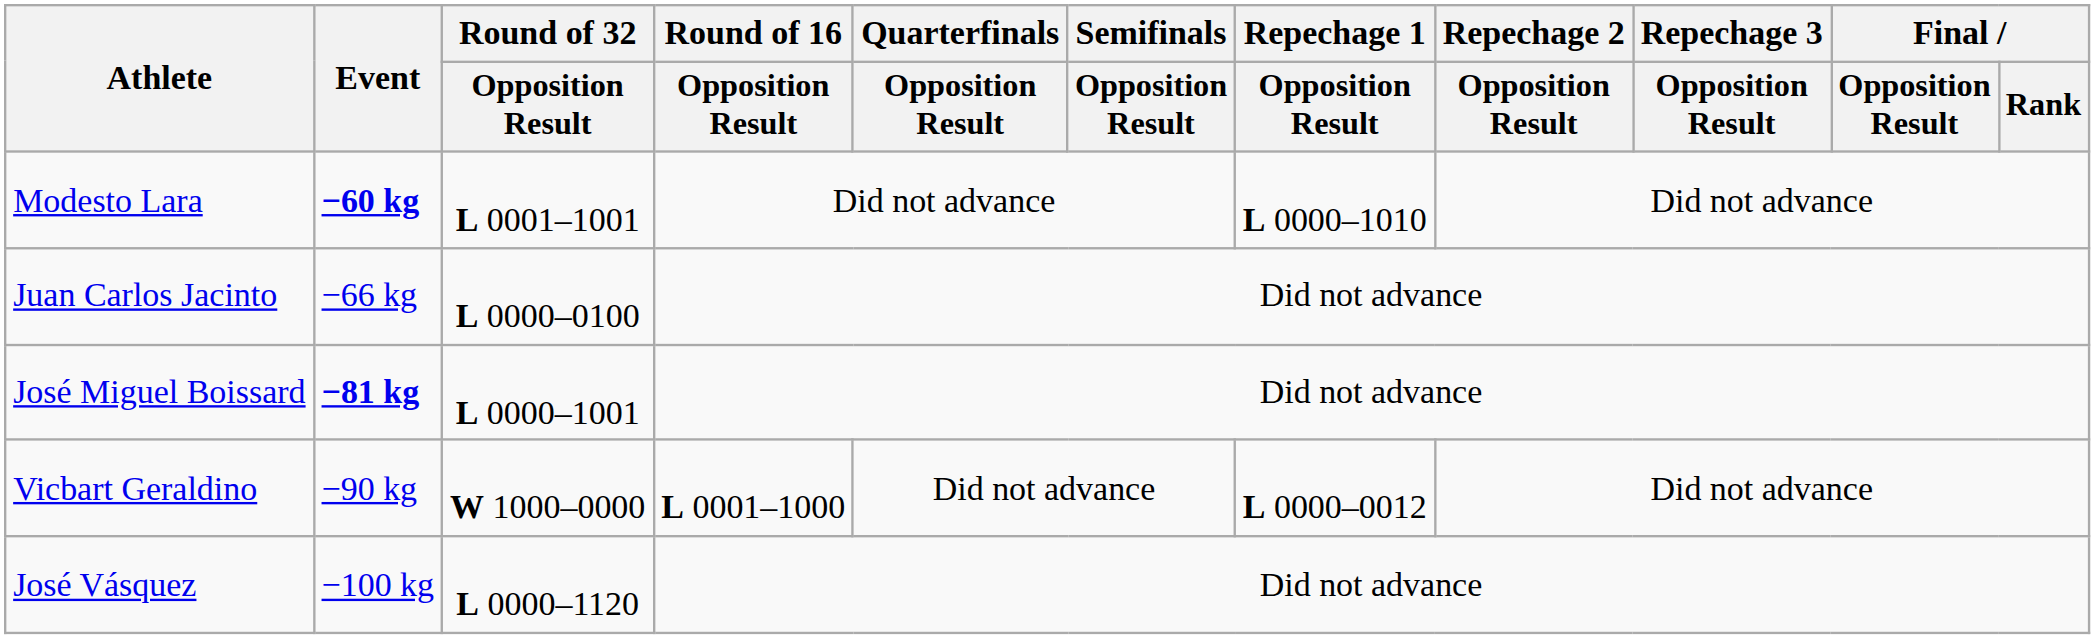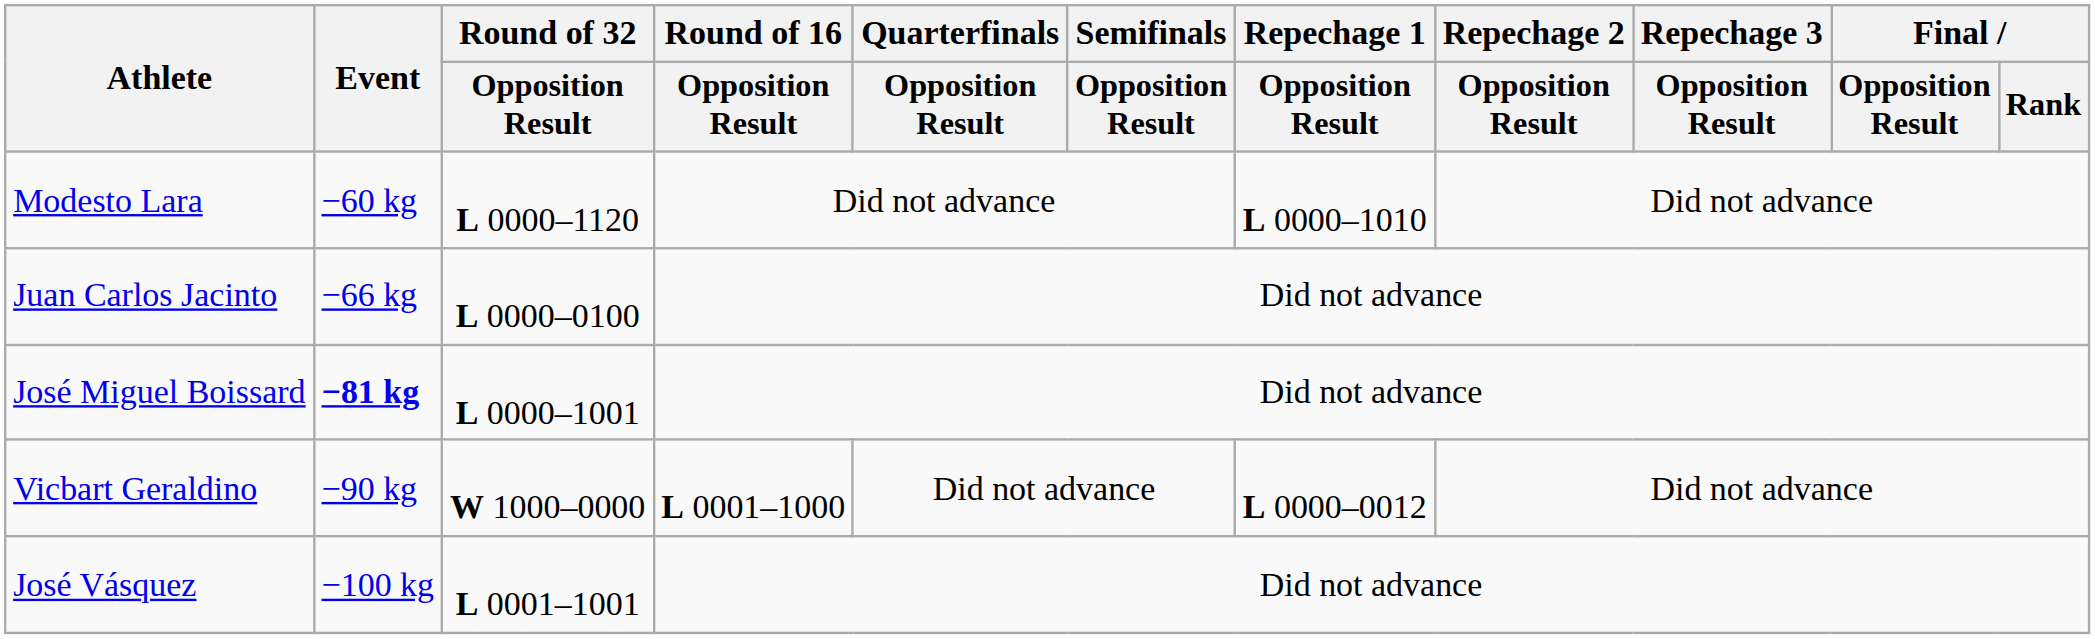(370, 199) bold -> (369, 199) normal
(548, 219) L 0001–1001 -> (548, 219) L 0000–1120
(548, 604) L 0000–1120 -> (548, 604) L 0001–1001
